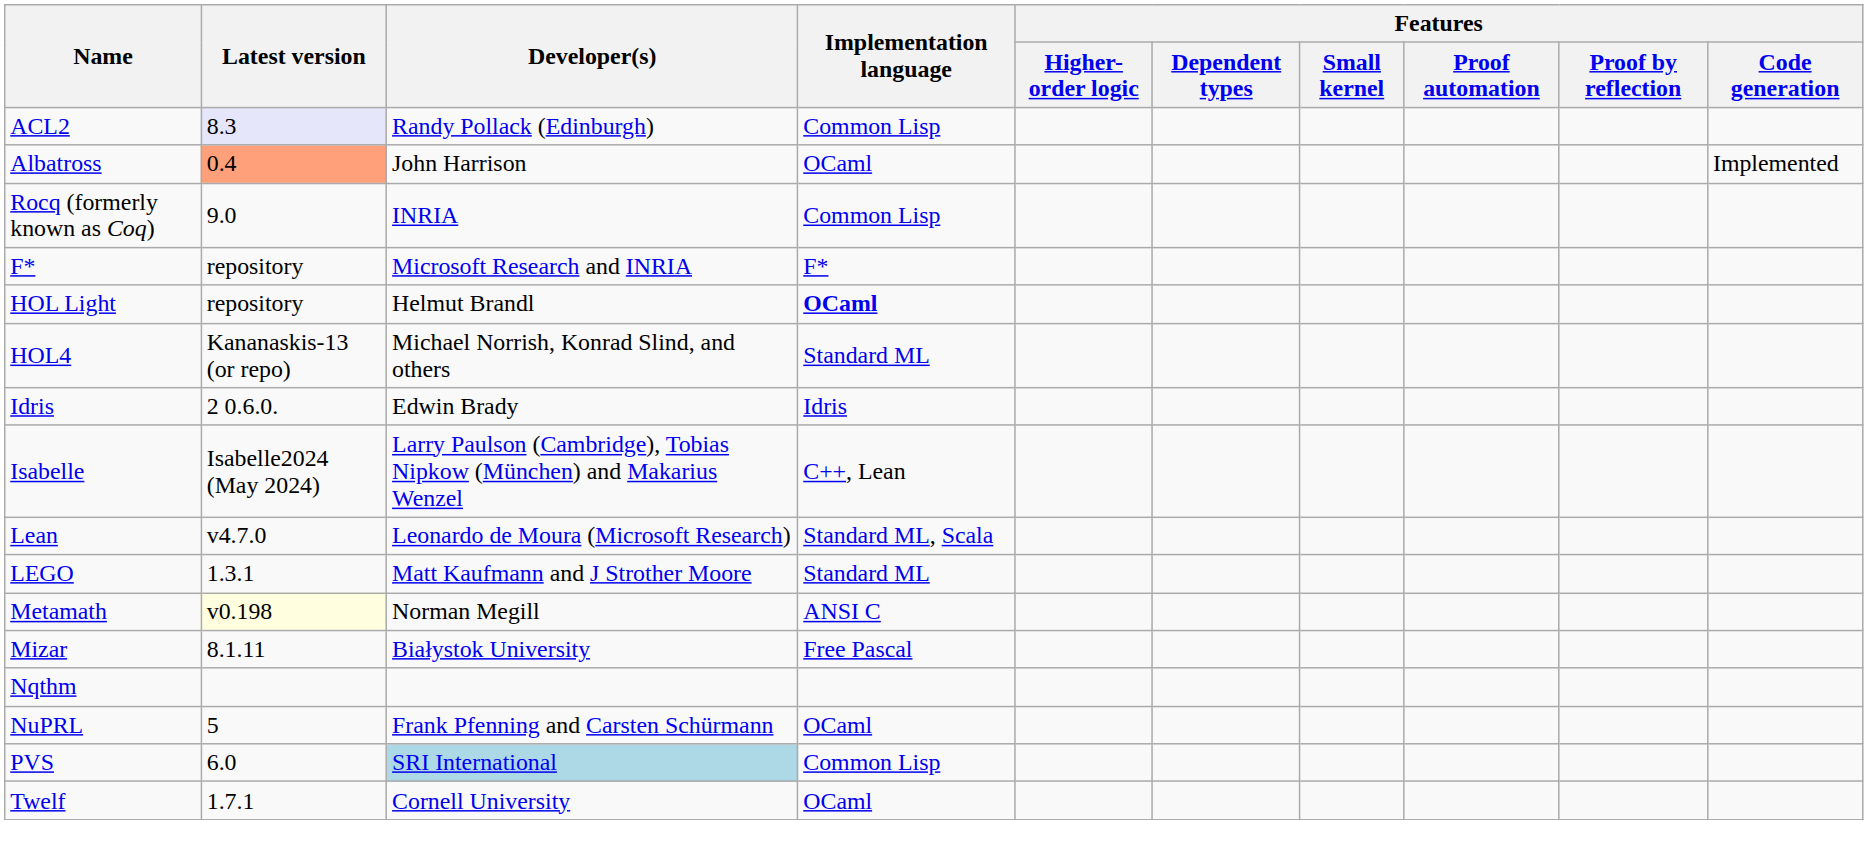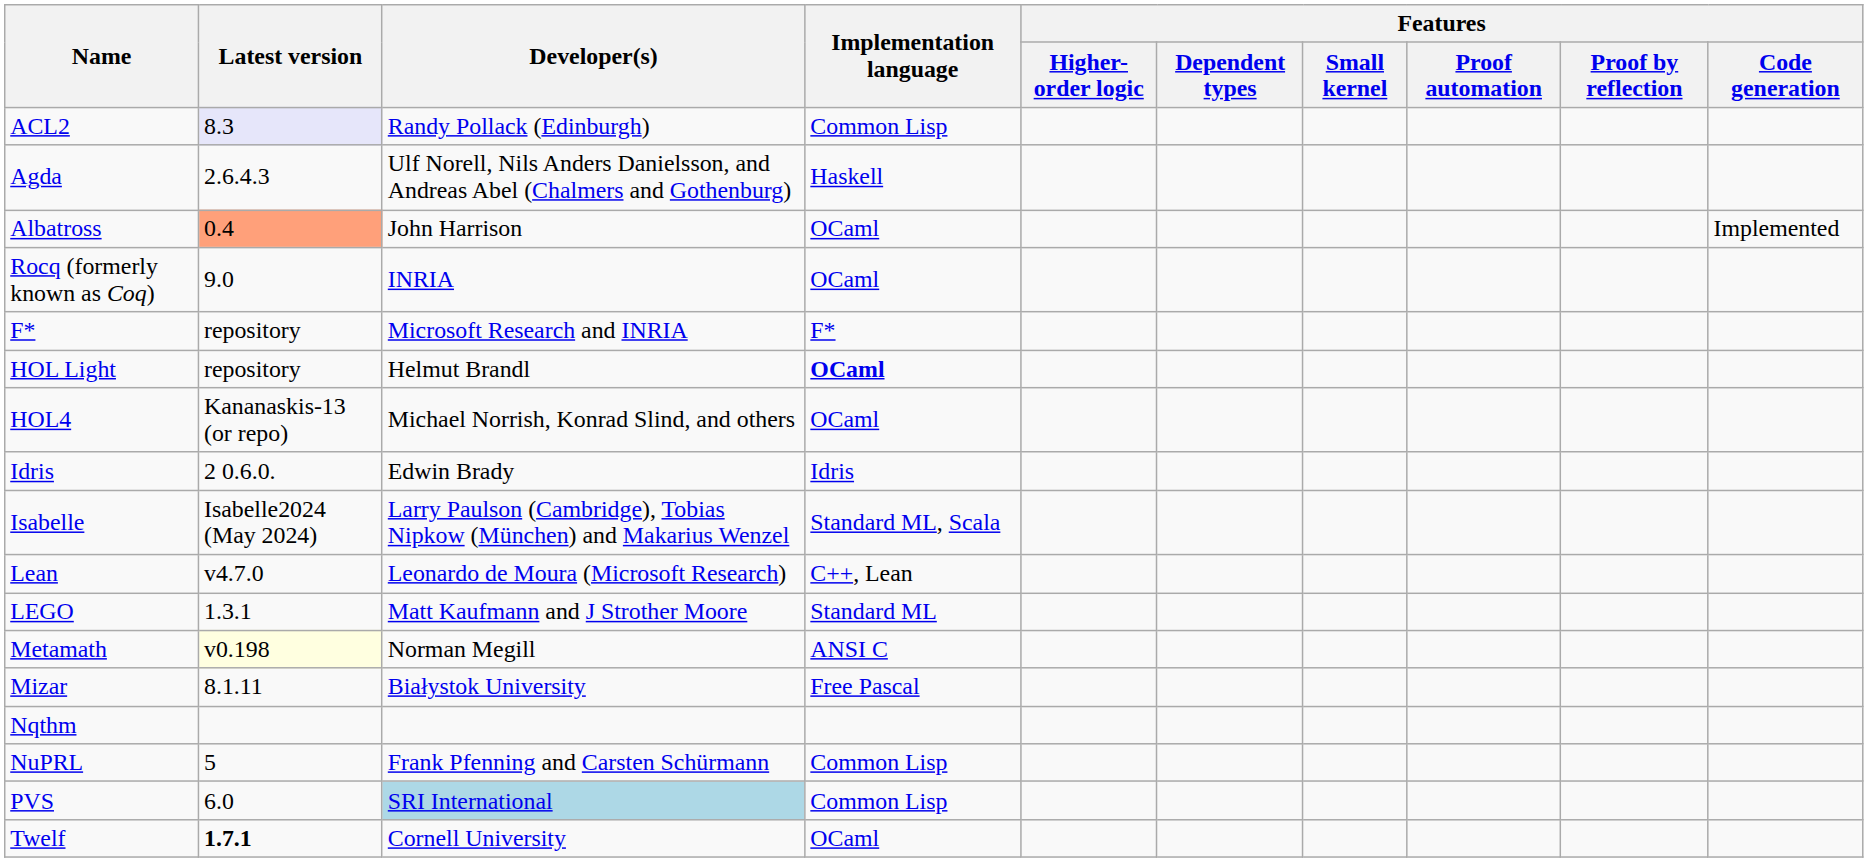+ row: (36, 177)
(872, 214) Common Lisp -> (845, 279) OCaml
(867, 355) Standard ML -> (845, 419) OCaml
(854, 470) C++, Lean -> (905, 522) Standard ML, Scala
(898, 535) Standard ML, Scala -> (862, 573) C++, Lean
(838, 724) OCaml -> (879, 762) Common Lisp
(231, 800) normal -> (228, 838) bold
